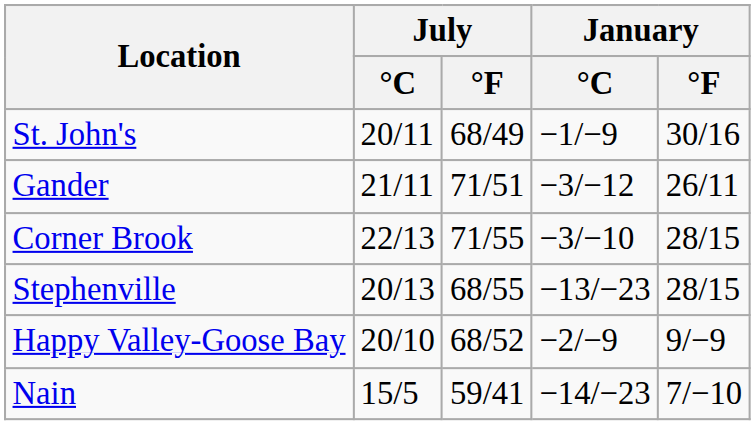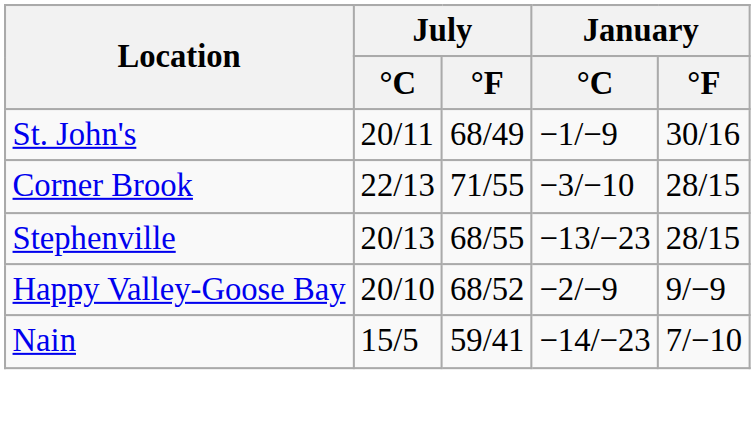- row: (61, 185)
